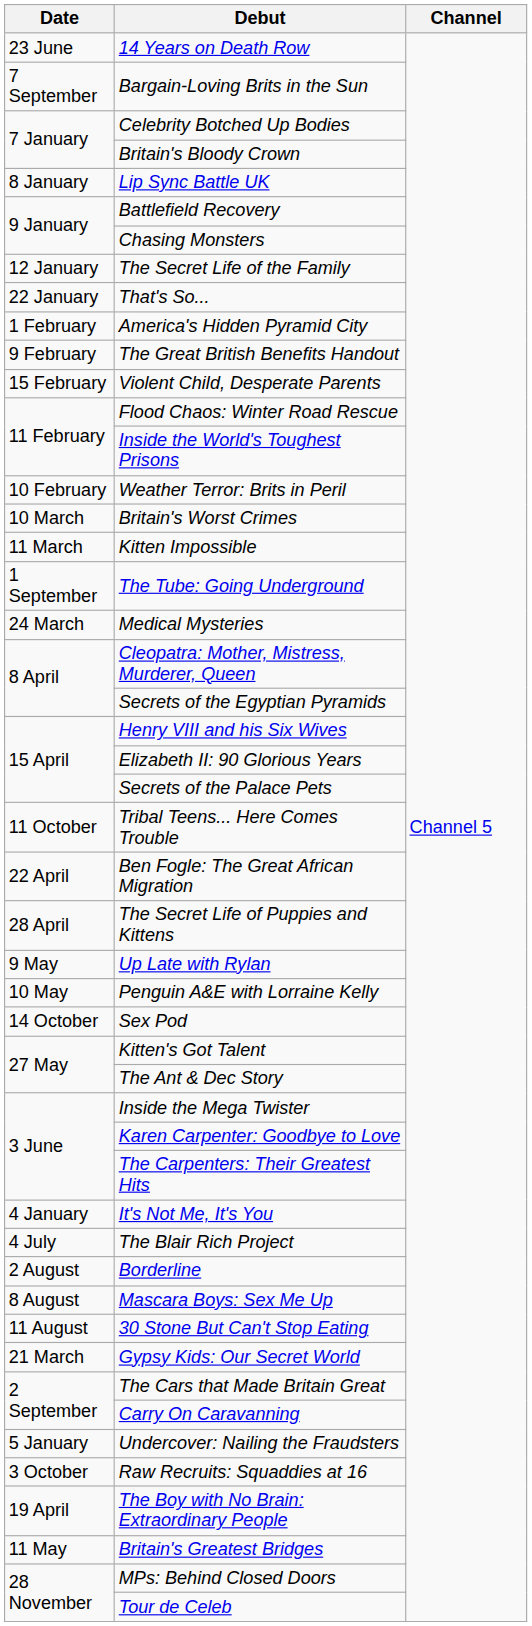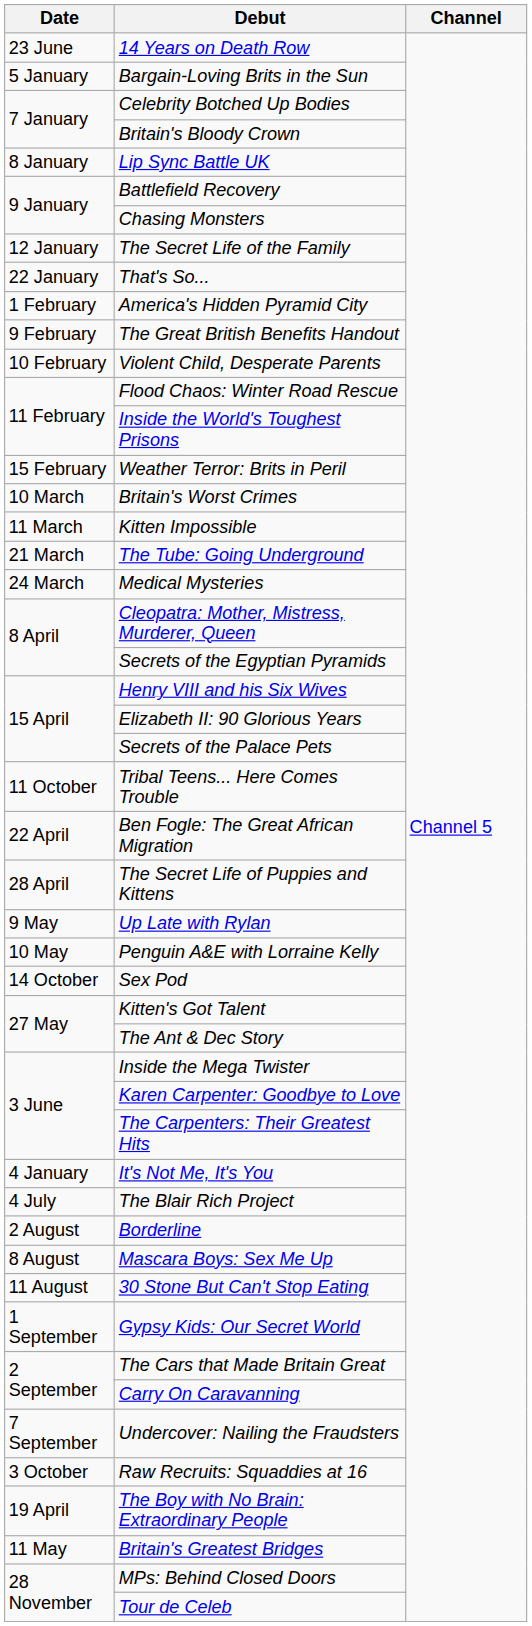(53, 86) 7 September -> (48, 76) 5 January
(57, 383) 15 February -> (57, 362) 10 February
(57, 489) 10 February -> (57, 469) 15 February
(53, 585) 1 September -> (46, 555) 21 March
(46, 1357) 21 March -> (53, 1326) 1 September
(48, 1443) 5 January -> (53, 1433) 7 September
